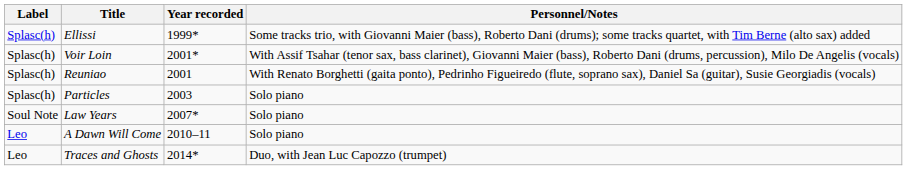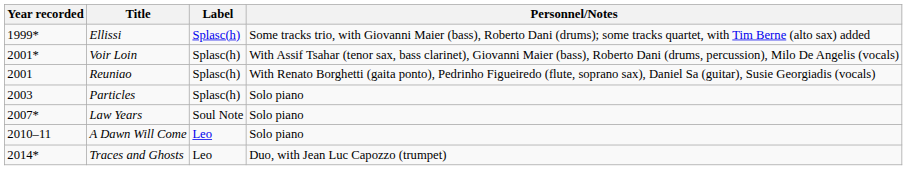columns swapped: (205, 14) <-> (33, 14)
